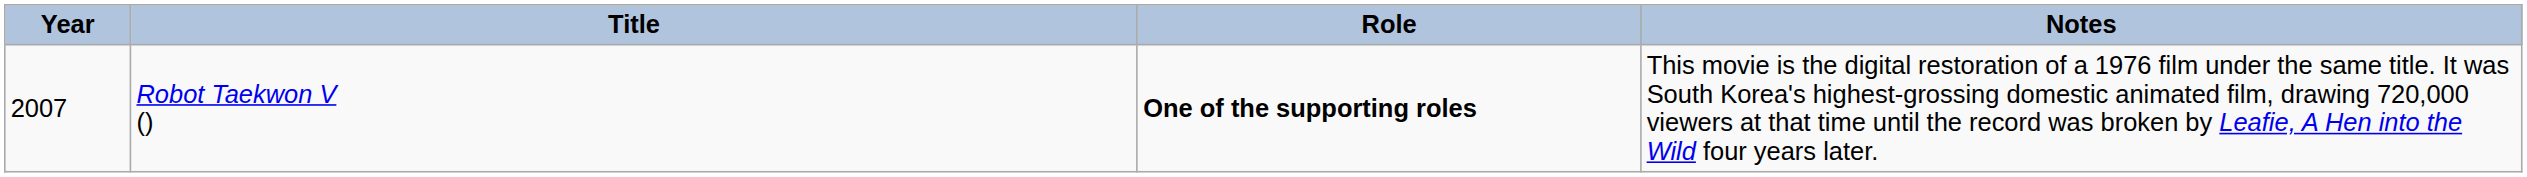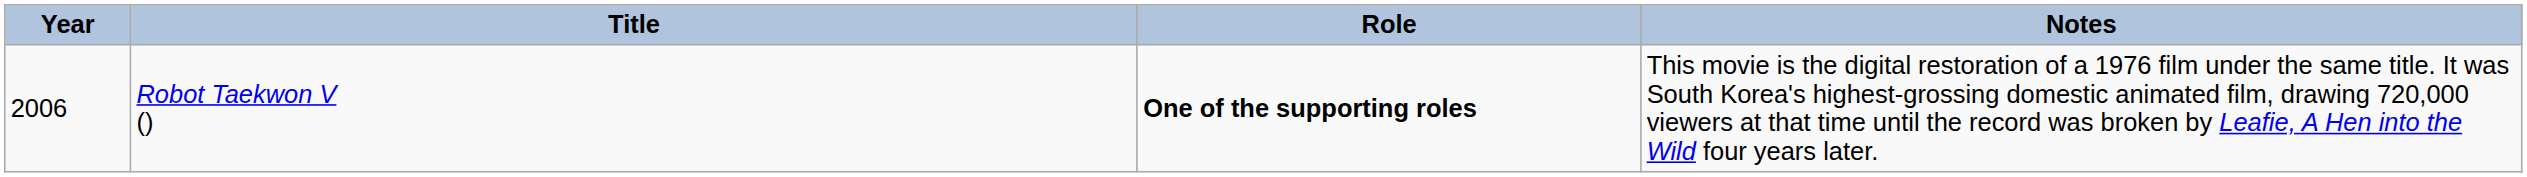(39, 107) 2007 -> (39, 107) 2006
